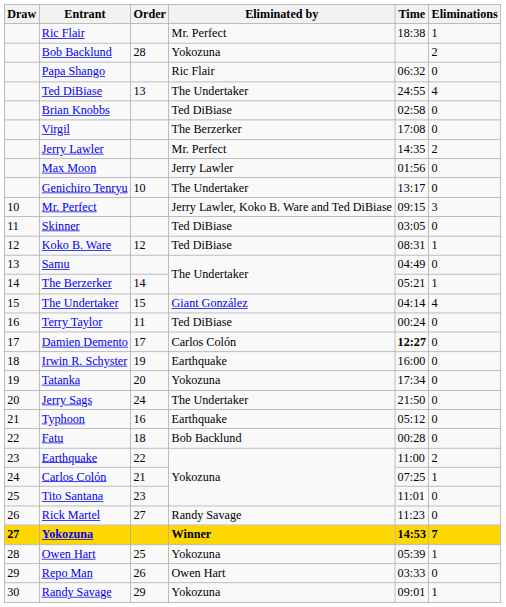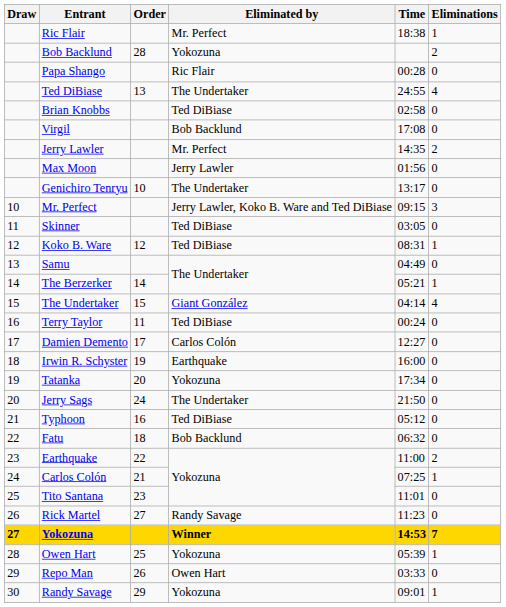(411, 71) 06:32 -> (411, 71) 00:28
(207, 129) The Berzerker -> (207, 129) Bob Backlund
(412, 341) bold -> (411, 341) normal
(199, 419) Earthquake -> (202, 419) Ted DiBiase
(411, 438) 00:28 -> (411, 438) 06:32
